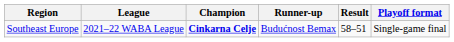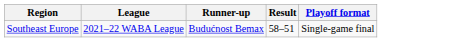- column: (222, 12)
